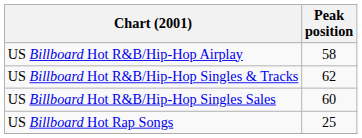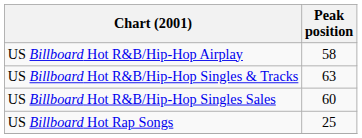(329, 76) 62 -> (329, 76) 63
